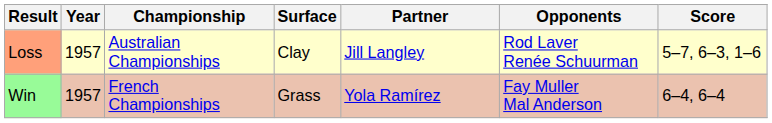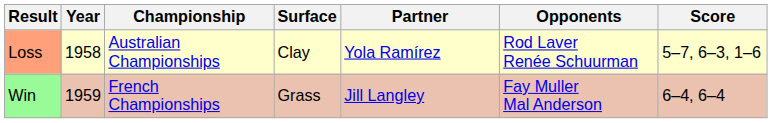(83, 52) 1957 -> (83, 52) 1958
(384, 52) Jill Langley -> (392, 52) Yola Ramírez
(83, 95) 1957 -> (83, 95) 1959
(392, 95) Yola Ramírez -> (384, 95) Jill Langley
